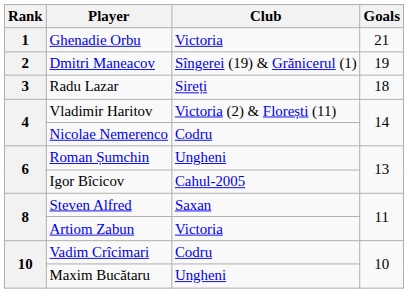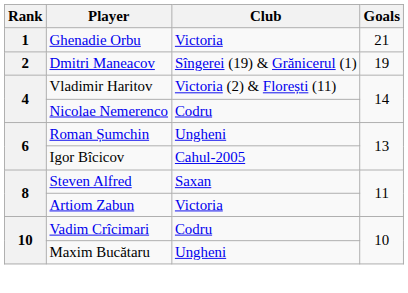- row: (84, 87)
